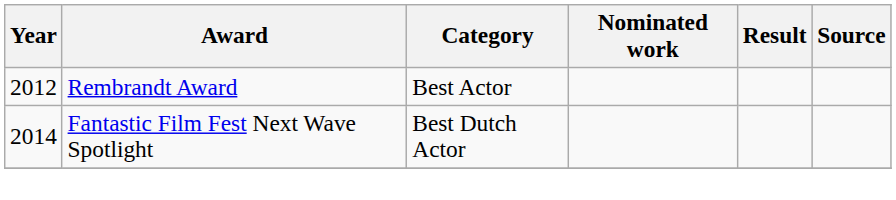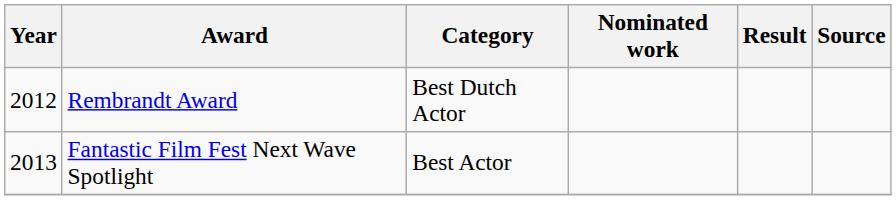(462, 86) Best Actor -> (465, 99) Best Dutch Actor
(33, 136) 2014 -> (33, 162) 2013
(465, 136) Best Dutch Actor -> (462, 162) Best Actor
